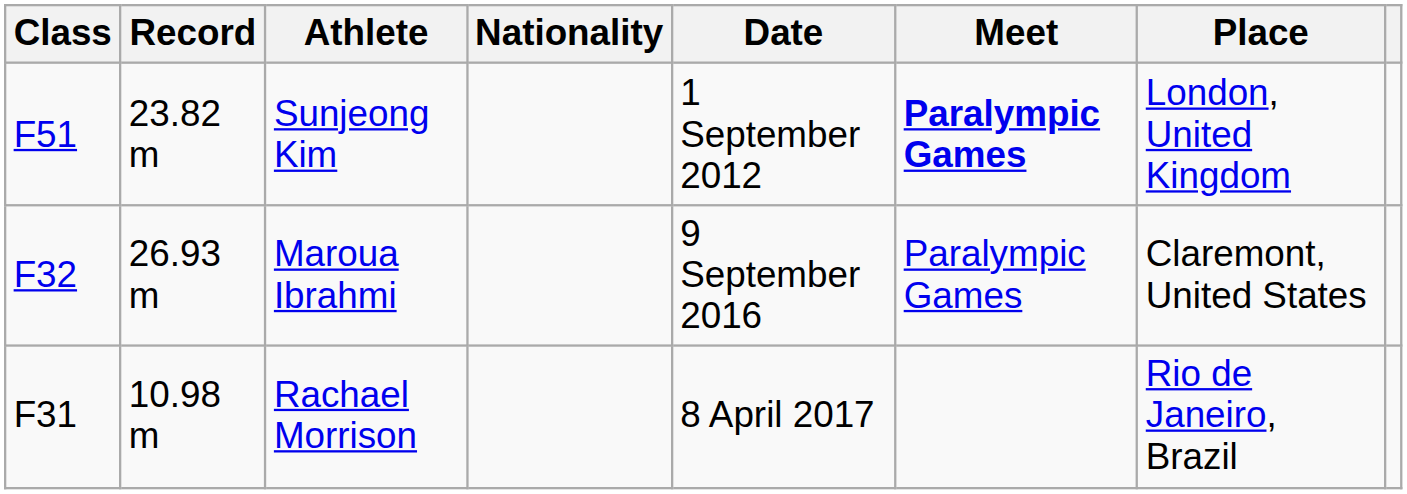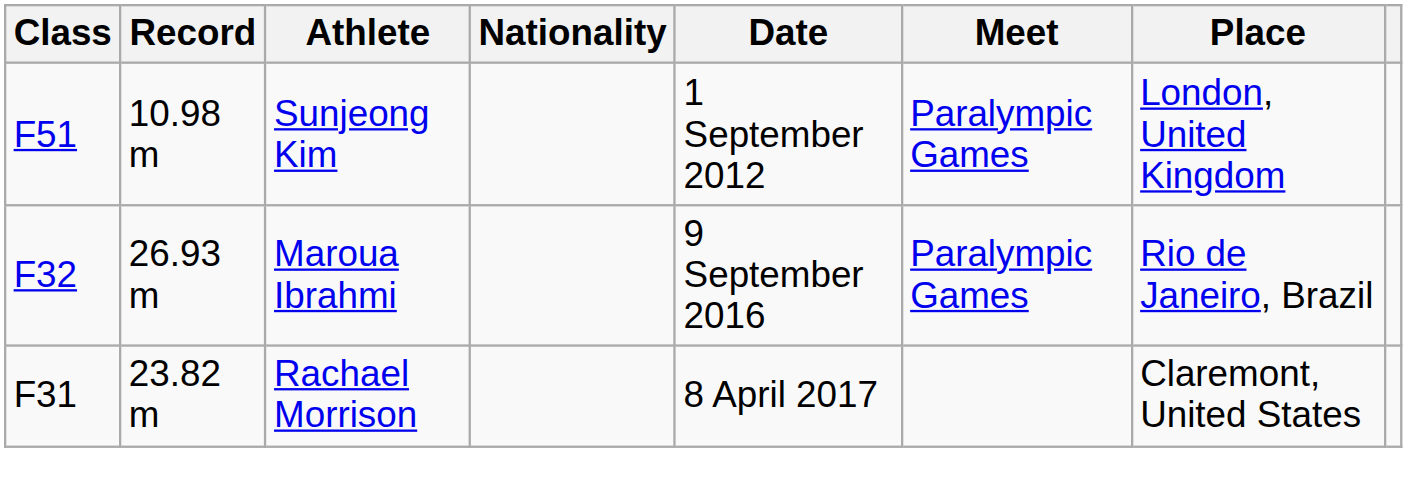(175, 133) 23.82 m -> (175, 133) 10.98 m
(1002, 133) bold -> (1001, 133) normal
(1256, 274) Claremont, United States -> (1257, 274) Rio de Janeiro, Brazil
(175, 415) 10.98 m -> (175, 395) 23.82 m
(1211, 415) Rio de Janeiro, Brazil -> (1251, 395) Claremont, United States
